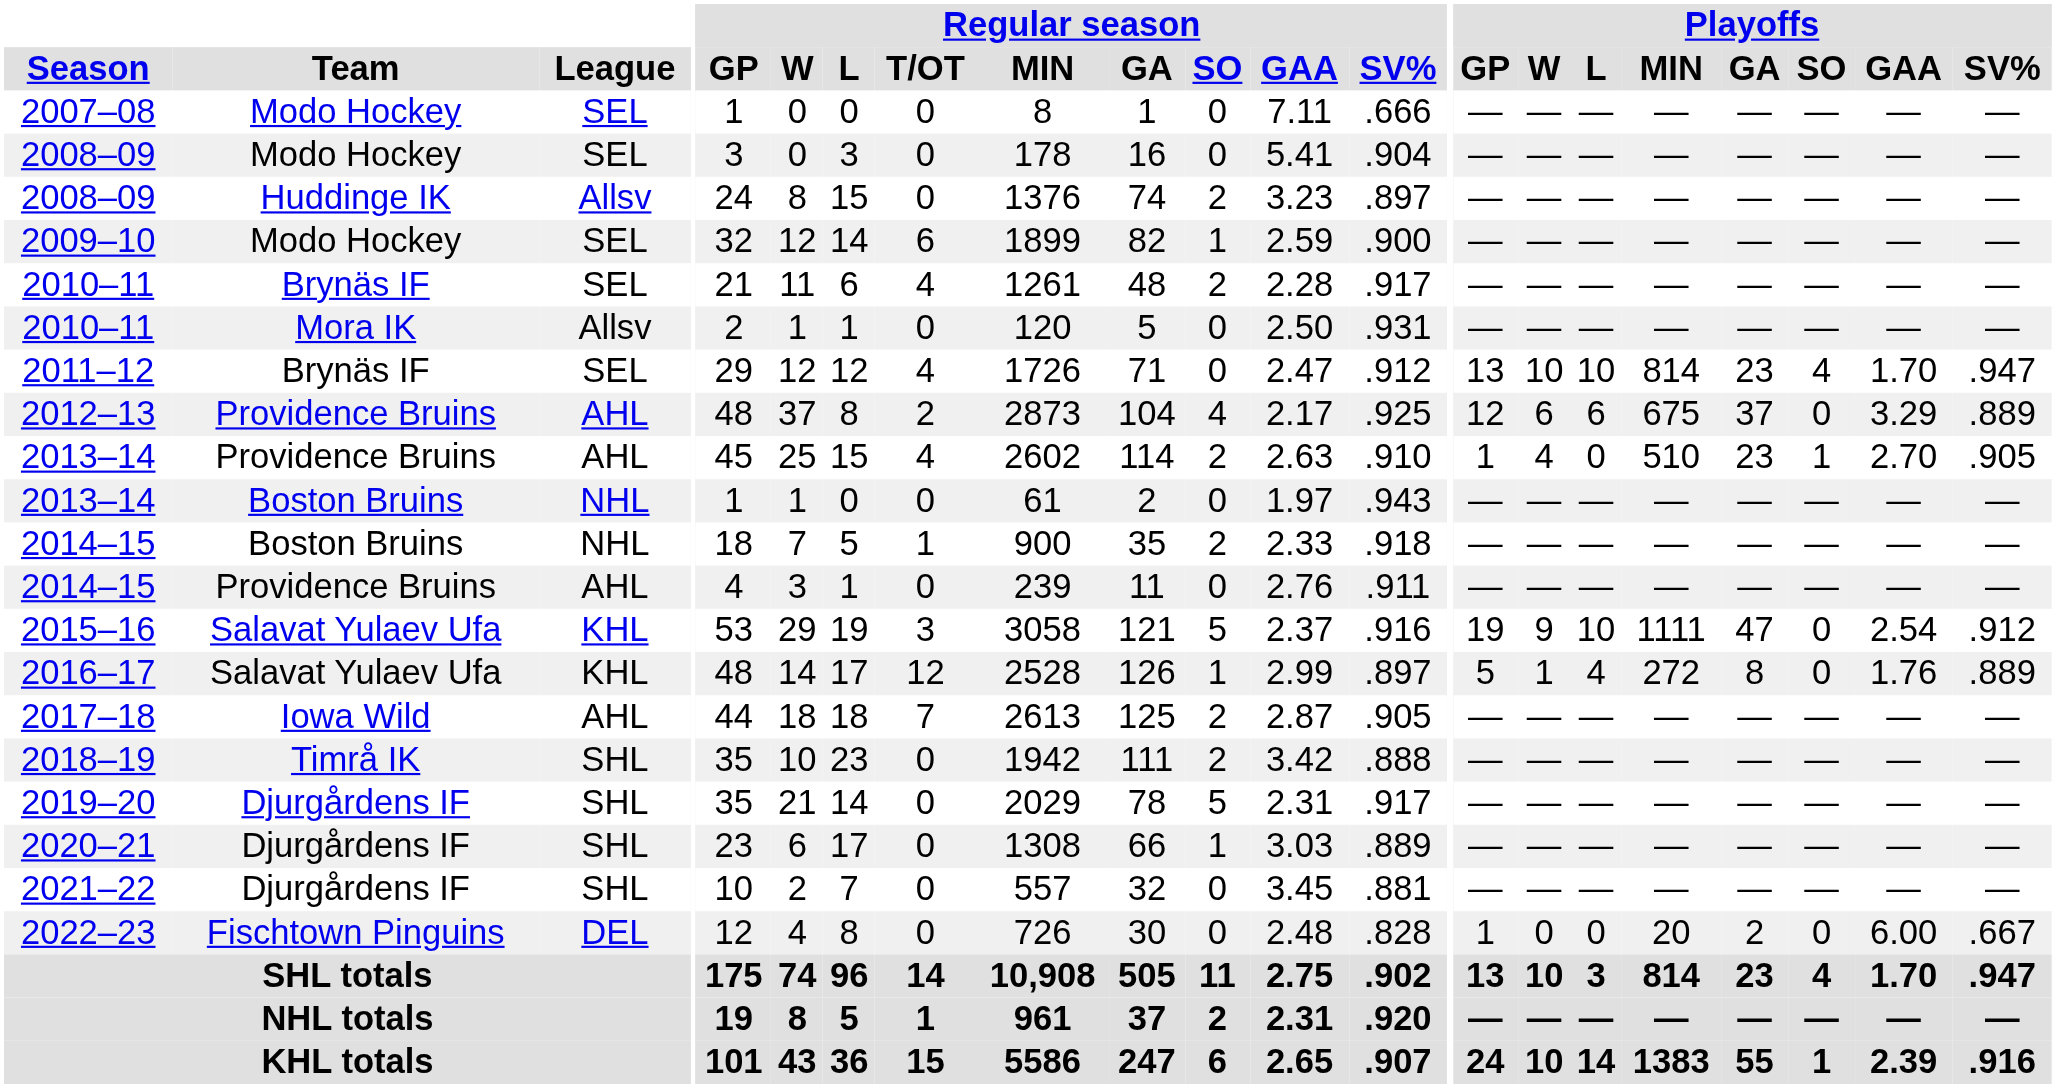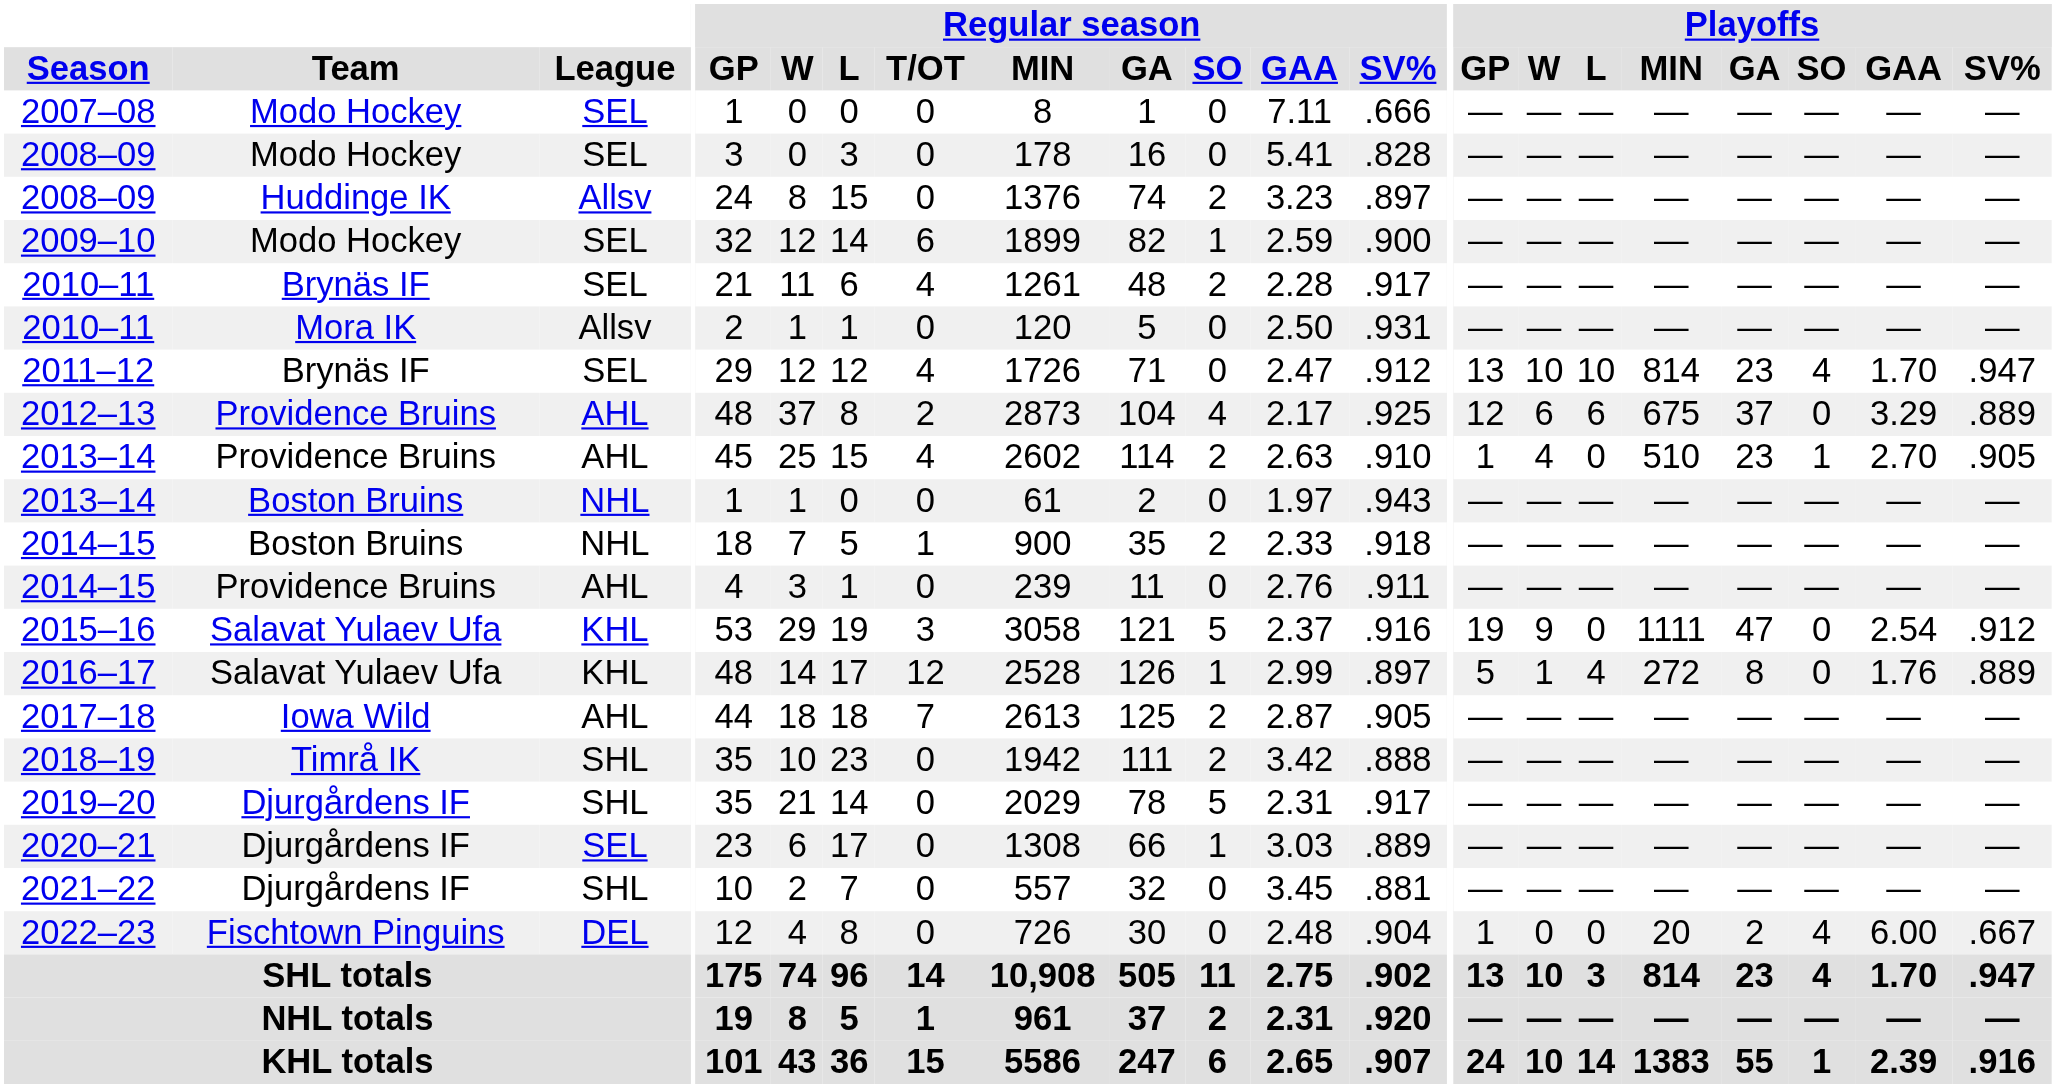(1398, 154) .904 -> (1398, 154) .828
(1596, 629) 10 -> (1596, 629) 0
(615, 845) SHL -> (615, 845) SEL
(1398, 932) .828 -> (1398, 932) .904
(1822, 932) 0 -> (1822, 932) 4
